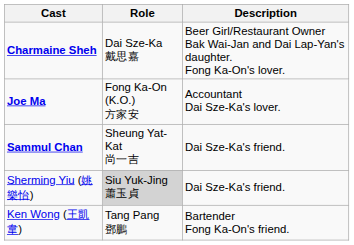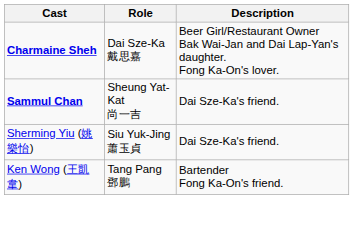- row: (26, 101)
(136, 187) lightgrey background -> (139, 141) no background
